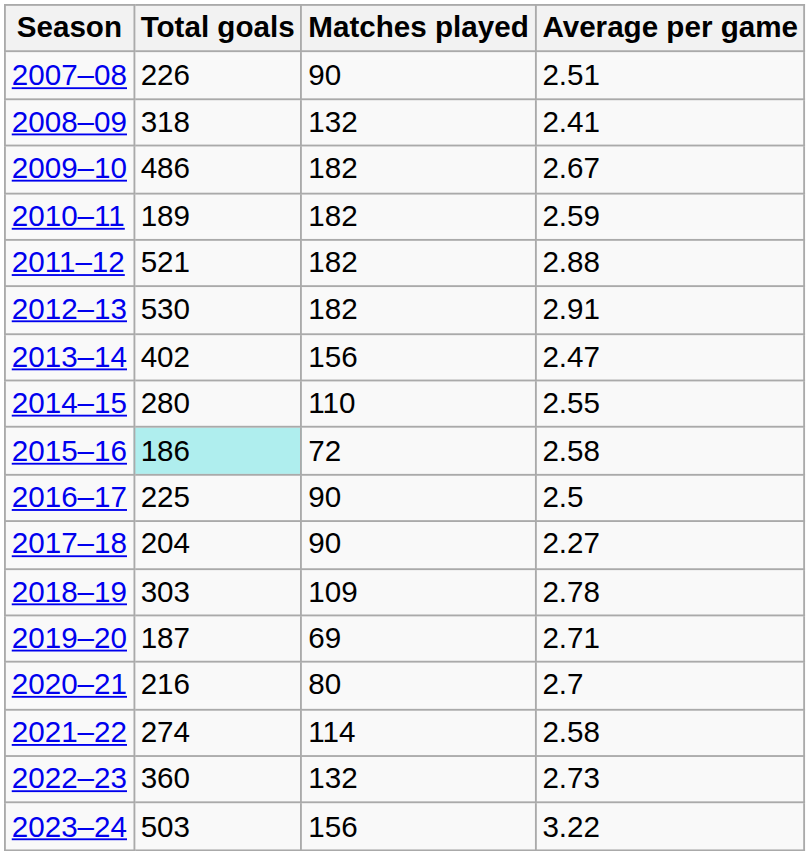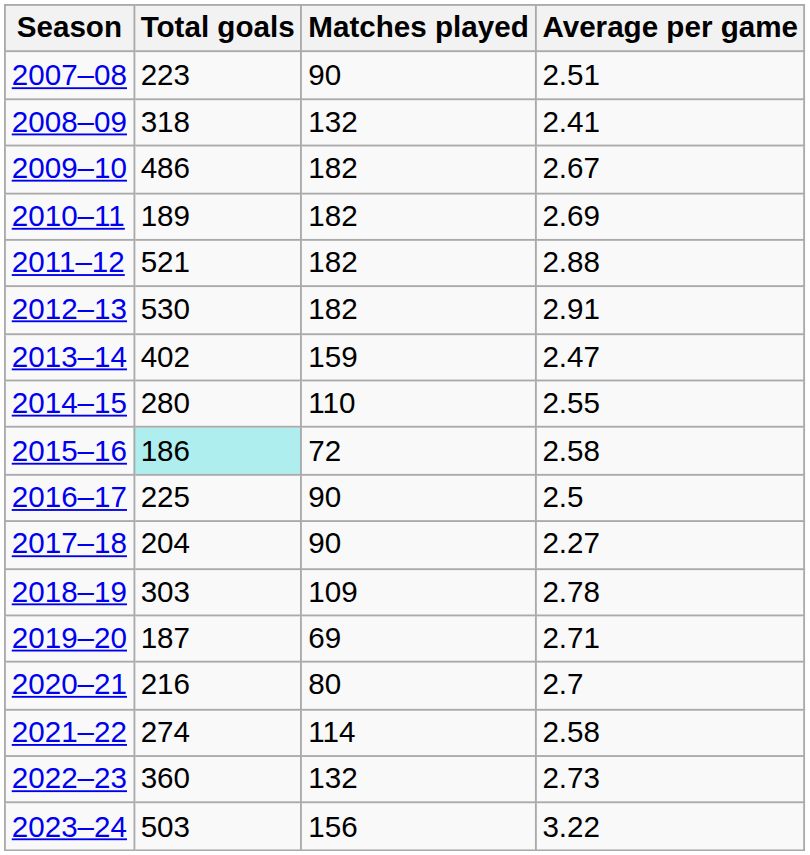(165, 74) 226 -> (165, 74) 223
(571, 215) 2.59 -> (571, 215) 2.69
(333, 356) 156 -> (333, 356) 159
